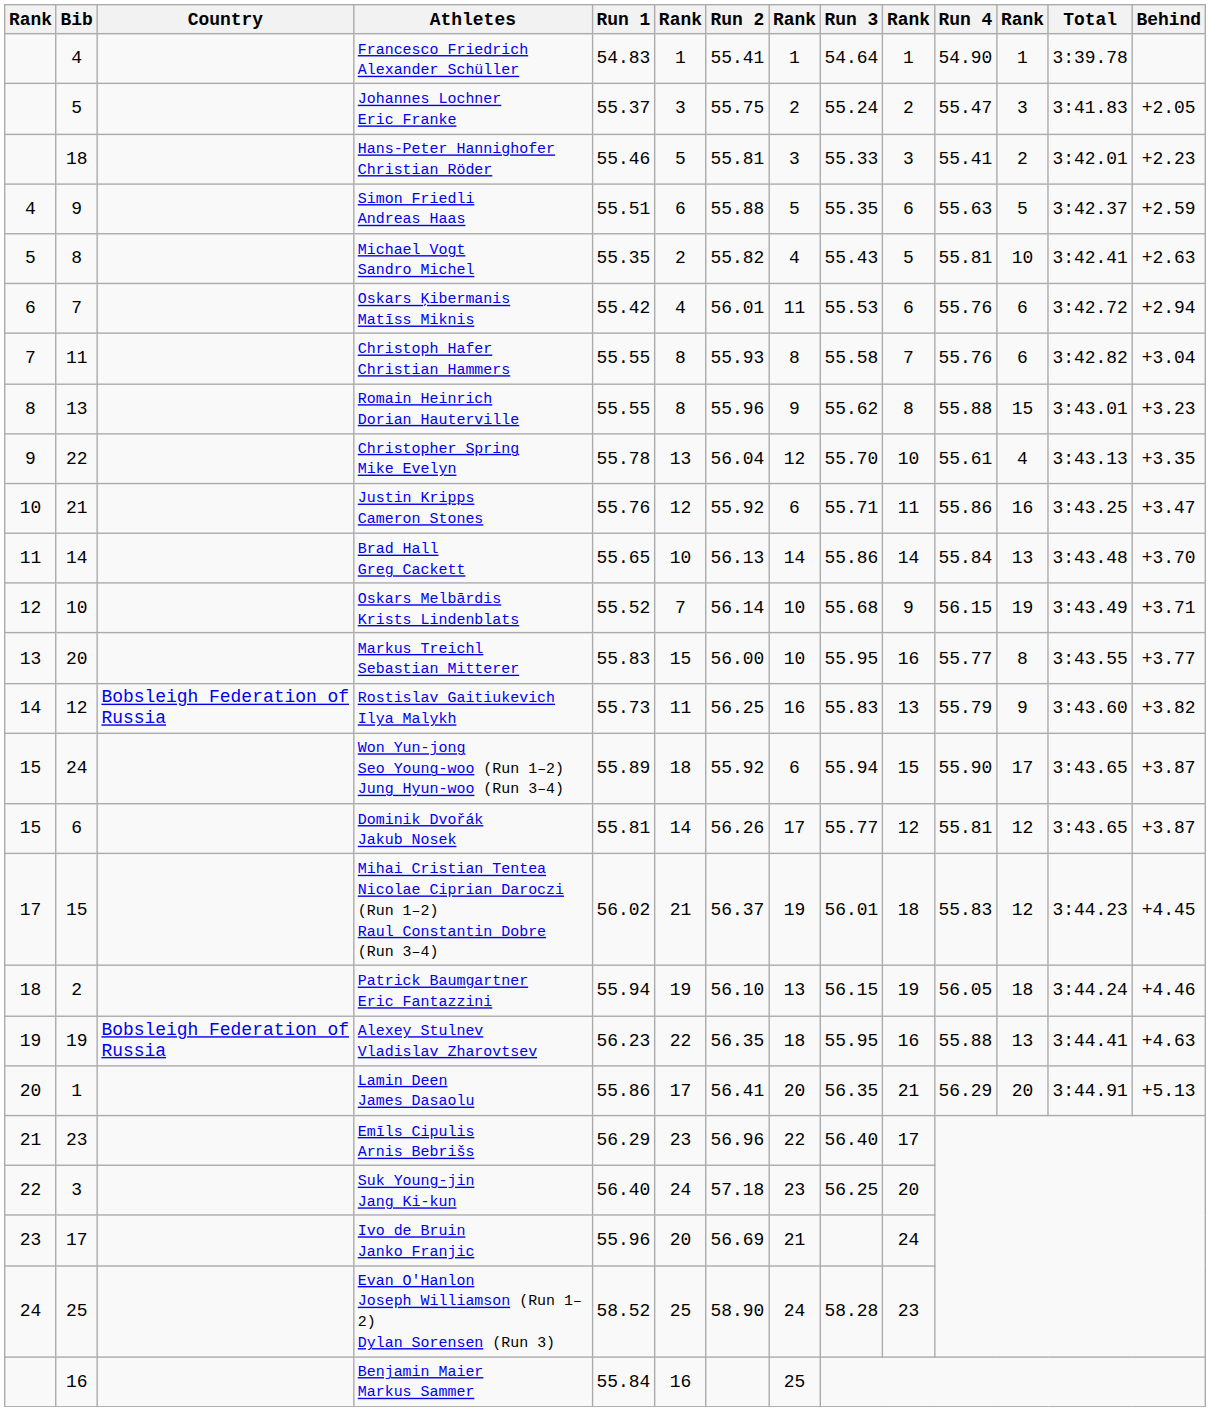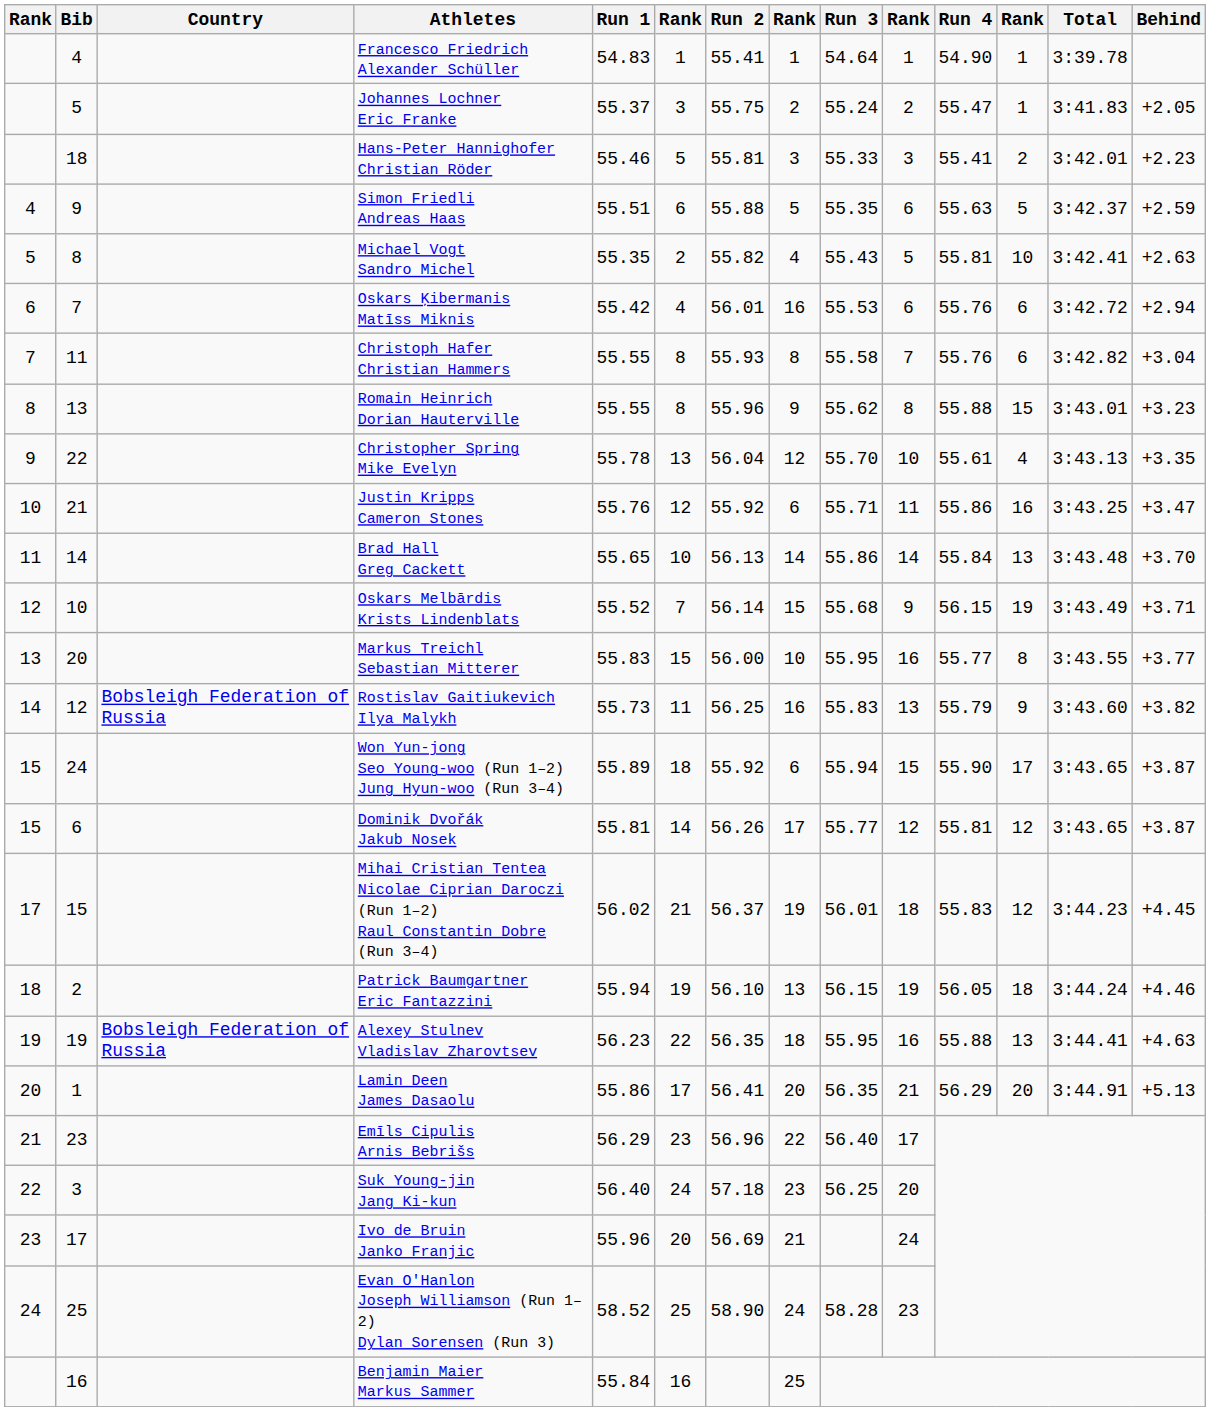(1022, 109) 3 -> (1022, 109) 1
(794, 309) 11 -> (794, 309) 16
(794, 608) 10 -> (794, 608) 15
